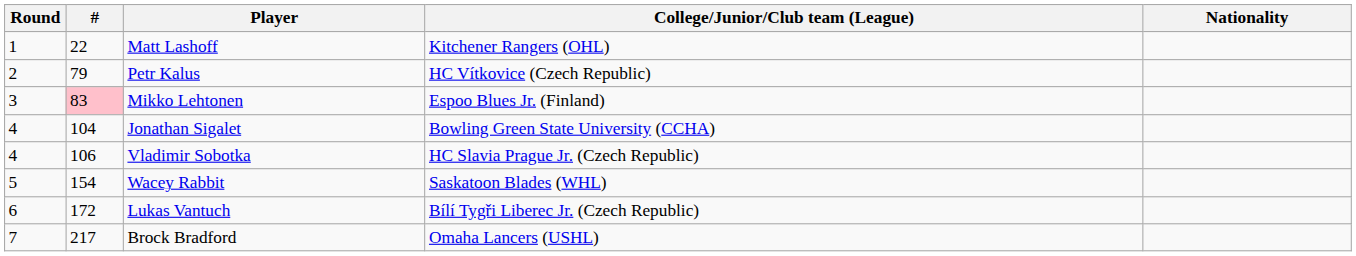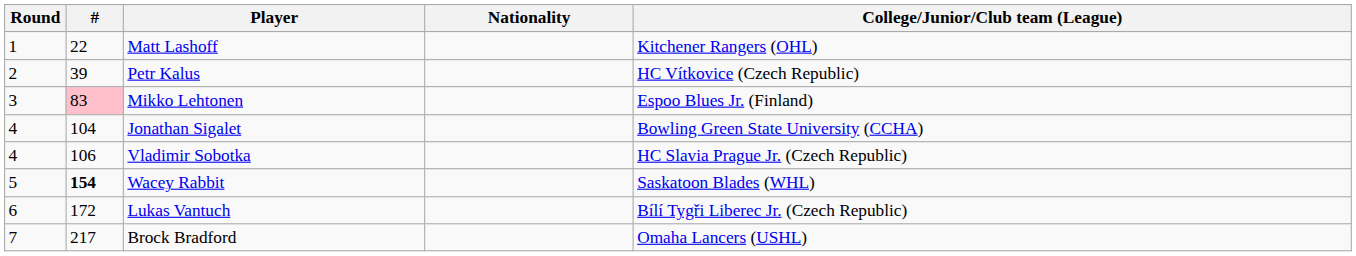columns swapped: (1247, 18) <-> (784, 18)
(79, 73) 79 -> (79, 73) 39
(83, 182) normal -> (83, 182) bold
